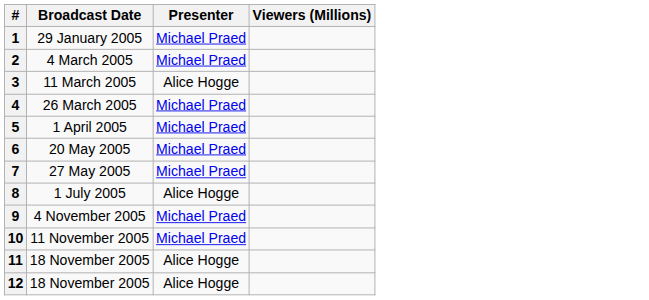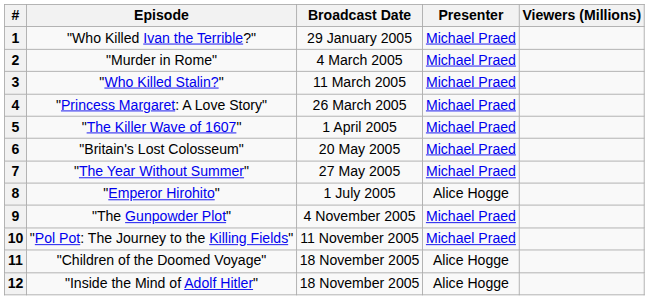+ column: (161, 15)
(201, 82) Alice Hogge -> (471, 82) Michael Praed
